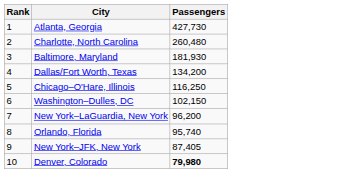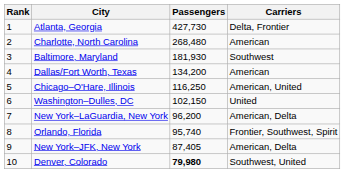+ column: (283, 12)
(189, 42) 260,480 -> (189, 42) 268,480
